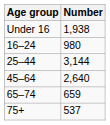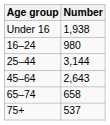(77, 78) 2,640 -> (77, 78) 2,643
(72, 95) 659 -> (72, 95) 658
